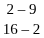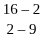rows swapped: (22, 9) <-> (22, 29)
